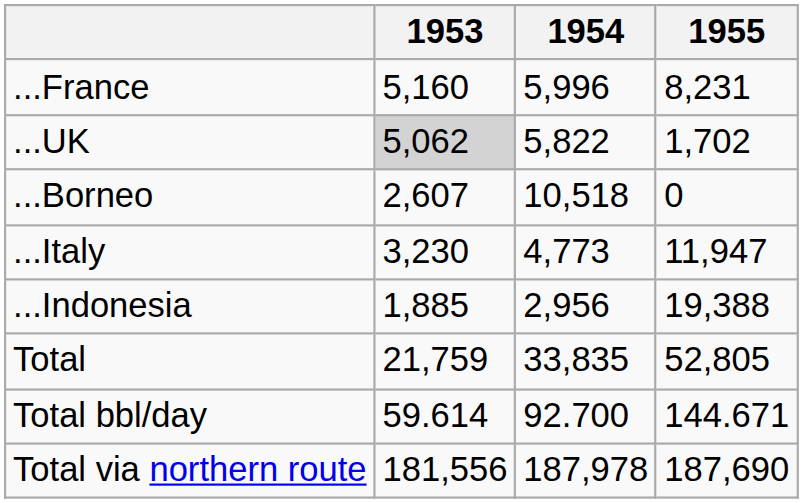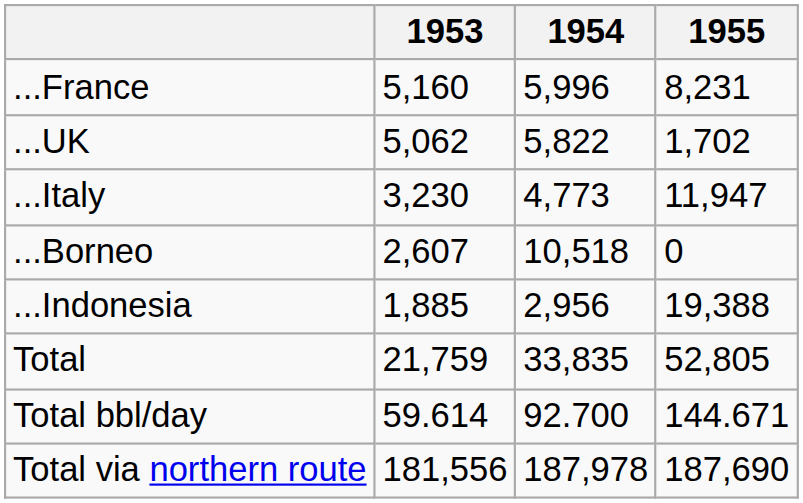(426, 141) lightgrey background -> (426, 141) no background
rows swapped: (59, 251) <-> (83, 196)
